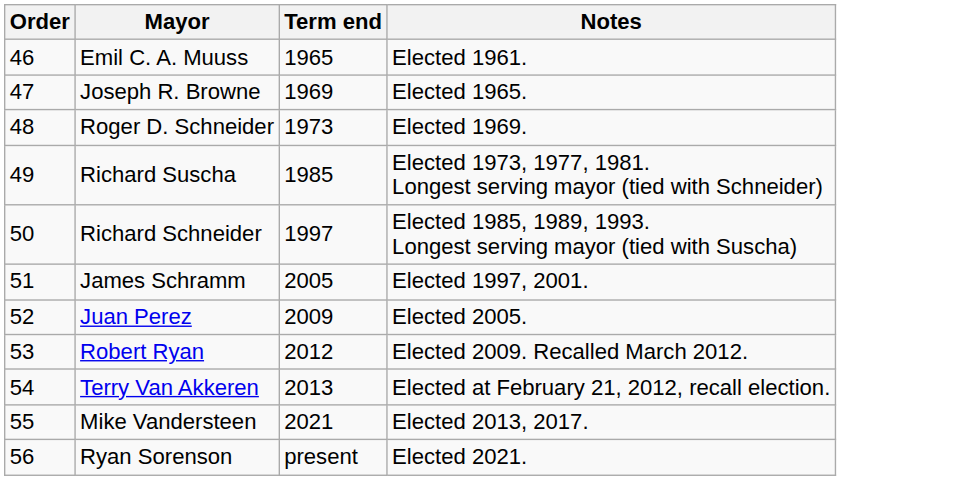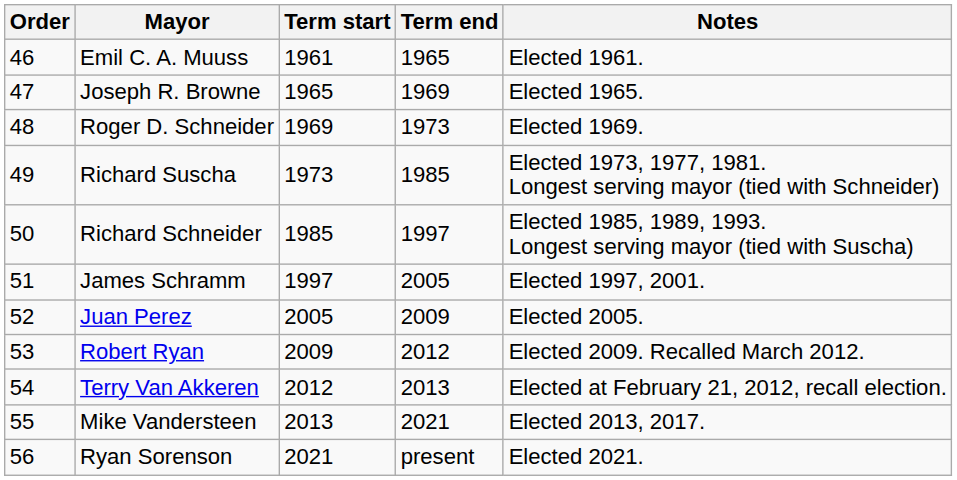+ column: (337, 22)
